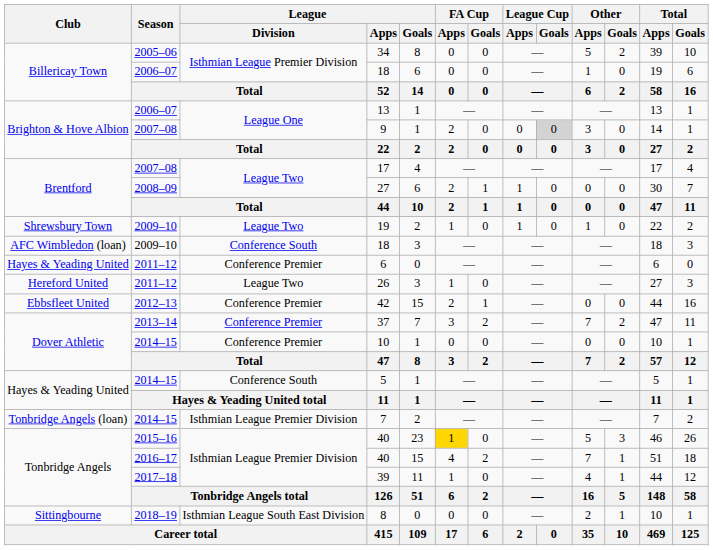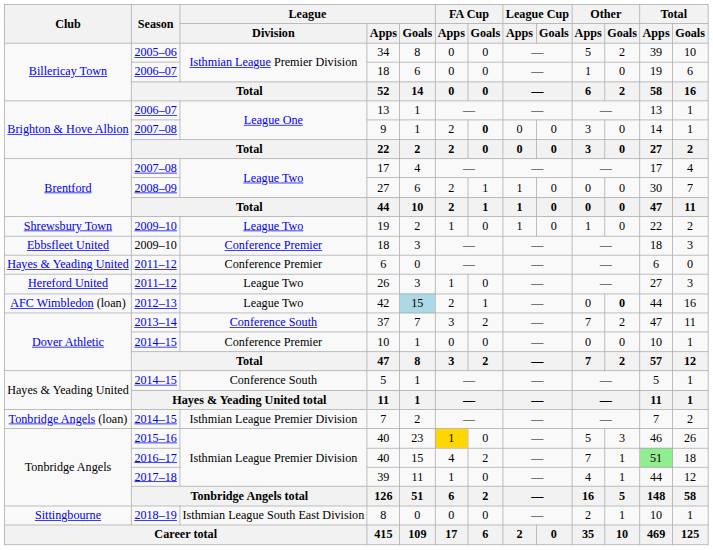(485, 129) normal -> (485, 129) bold
(554, 129) lightgrey background -> (554, 129) no background
(68, 245) AFC Wimbledon (loan) -> (68, 245) Ebbsfleet United
(273, 245) Conference South -> (273, 245) Conference Premier
(68, 303) Ebbsfleet United -> (68, 303) AFC Wimbledon (loan)
(273, 303) Conference Premier -> (273, 303) League Two
(417, 303) no background -> (417, 303) lightblue background
(622, 303) normal -> (622, 303) bold
(273, 322) Conference Premier -> (273, 322) Conference South
(656, 457) no background -> (656, 457) lightgreen background
